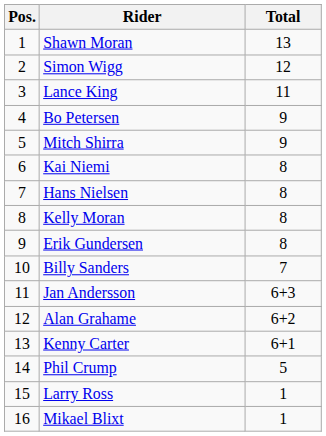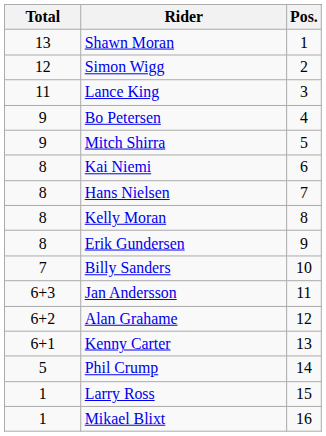columns swapped: (22, 17) <-> (283, 17)
